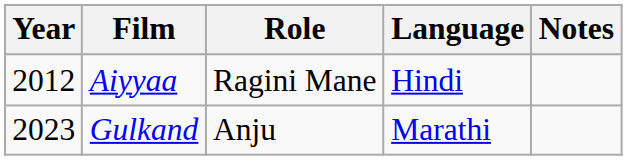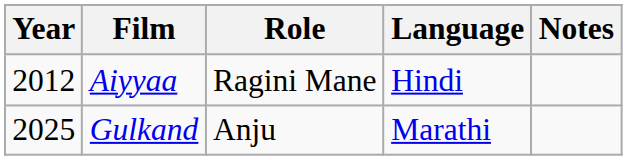(44, 129) 2023 -> (44, 129) 2025
